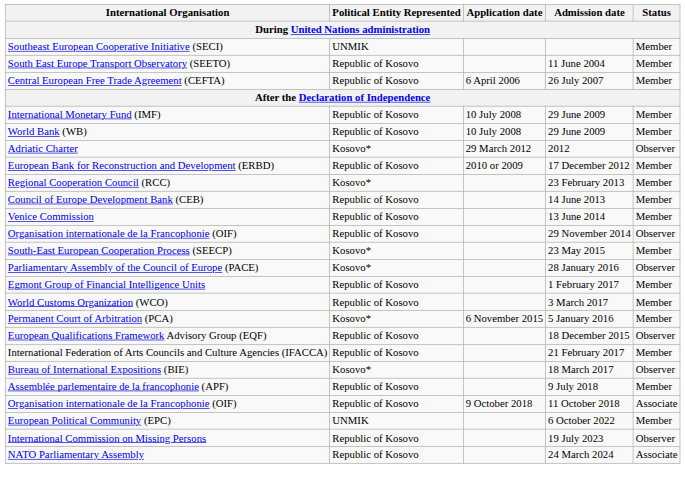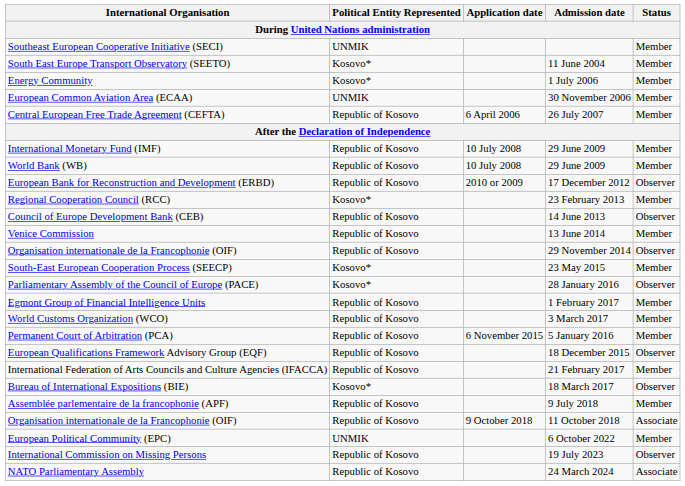(376, 64) Republic of Kosovo -> (352, 64) Kosovo*
+ row: (50, 81)
+ row: (100, 98)
- row: (43, 149)
(654, 166) Member -> (655, 183) Observer
(654, 200) Member -> (655, 217) Observer
(352, 319) Kosovo* -> (376, 336) Republic of Kosovo
